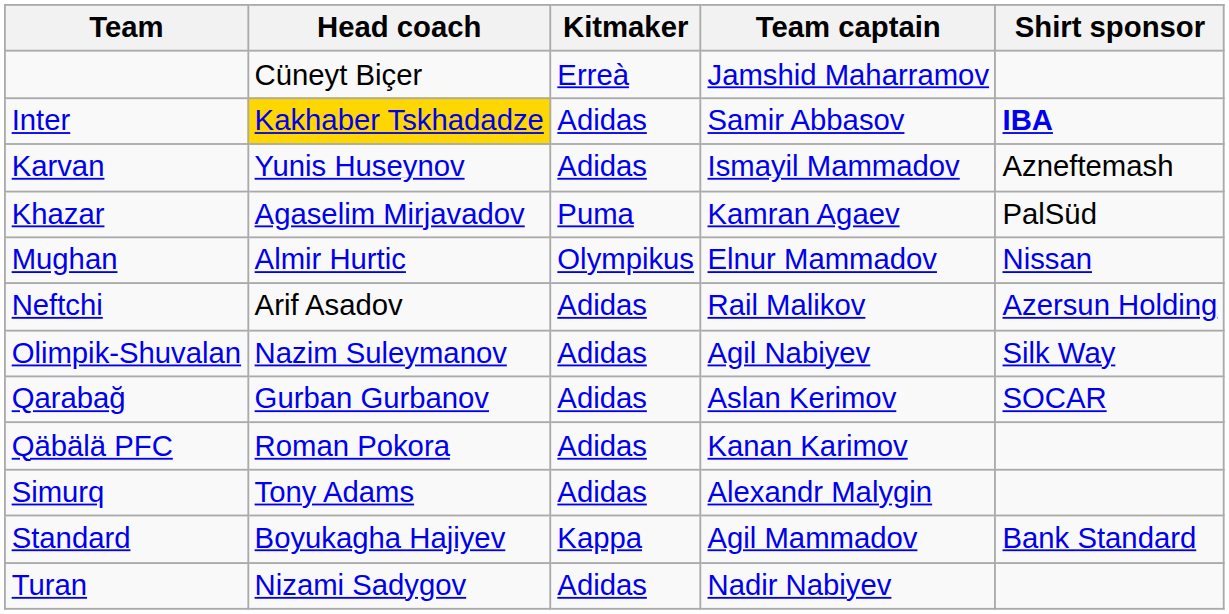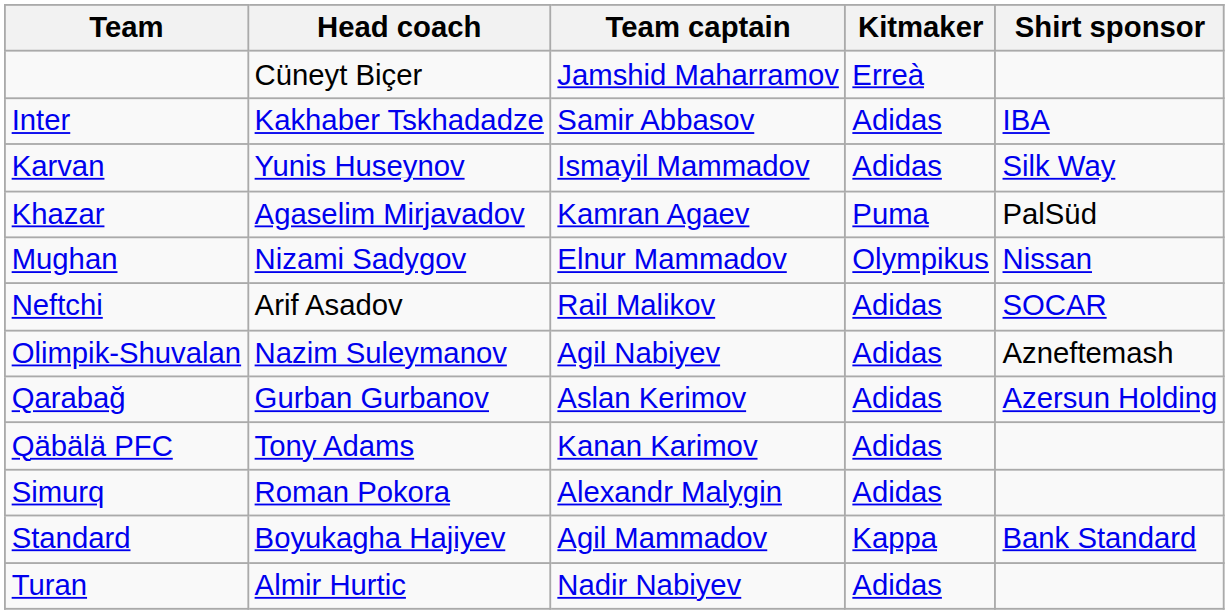columns swapped: (848, 27) <-> (626, 27)
(399, 120) gold background -> (399, 120) no background
(1028, 120) bold -> (1026, 120) normal
(1088, 167) Azneftemash -> (1059, 167) Silk Way
(330, 259) Almir Hurtic -> (360, 259) Nizami Sadygov
(1110, 306) Azersun Holding -> (1055, 306) SOCAR
(1059, 352) Silk Way -> (1088, 352) Azneftemash
(1055, 399) SOCAR -> (1110, 399) Azersun Holding
(352, 445) Roman Pokora -> (334, 445) Tony Adams
(334, 492) Tony Adams -> (352, 492) Roman Pokora
(360, 584) Nizami Sadygov -> (330, 584) Almir Hurtic
